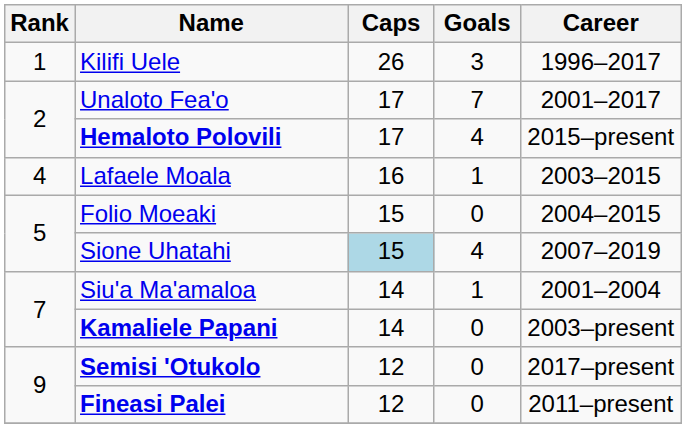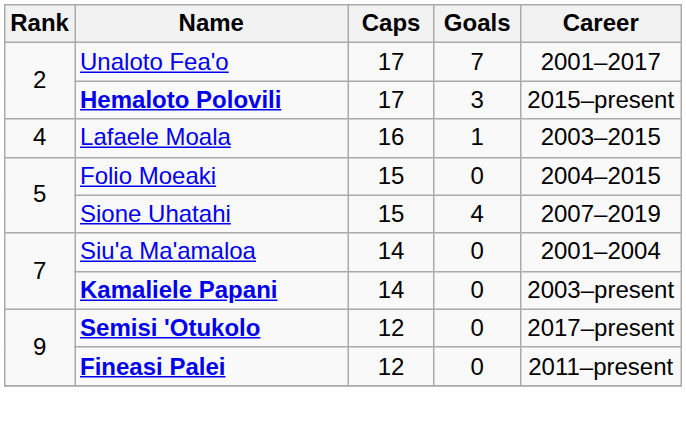- row: (130, 61)
(477, 137) 4 -> (477, 99) 3
(391, 251) lightblue background -> (391, 213) no background
(477, 289) 1 -> (477, 251) 0
